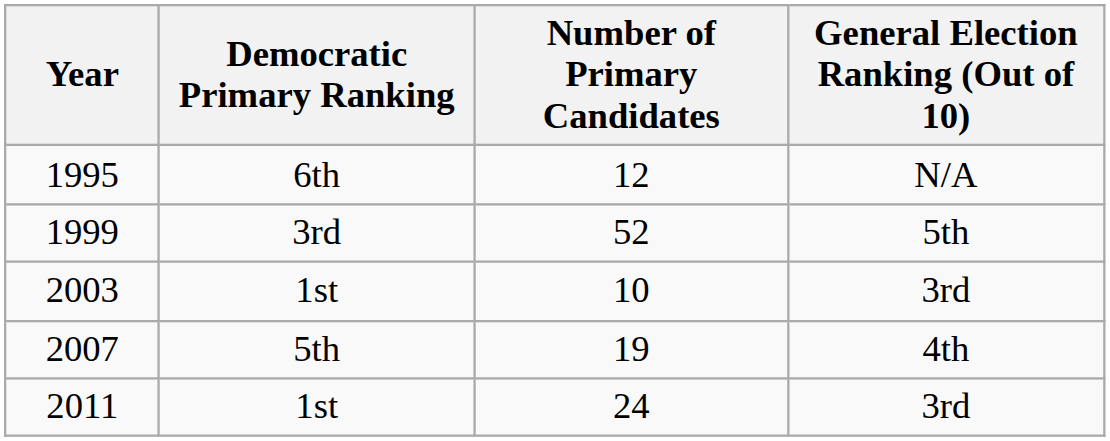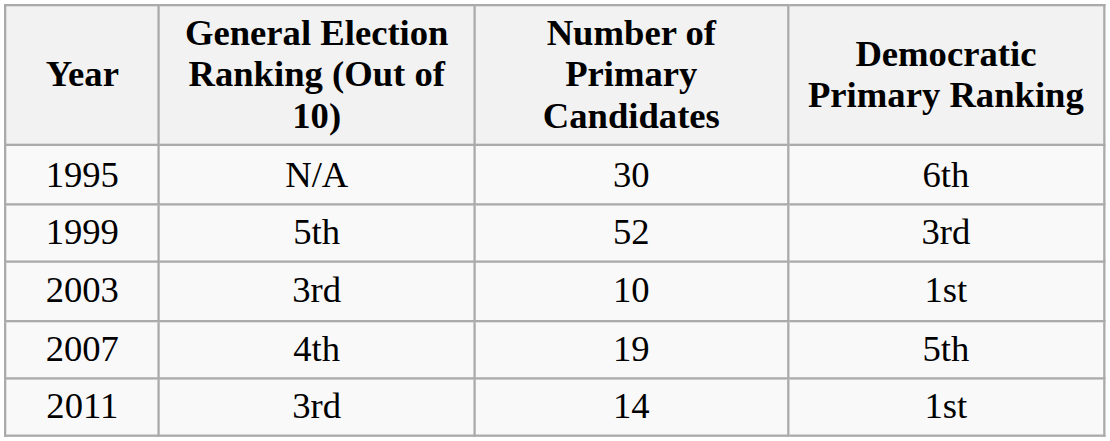columns swapped: (317, 74) <-> (946, 74)
(631, 174) 12 -> (631, 174) 30
(631, 406) 24 -> (631, 406) 14
